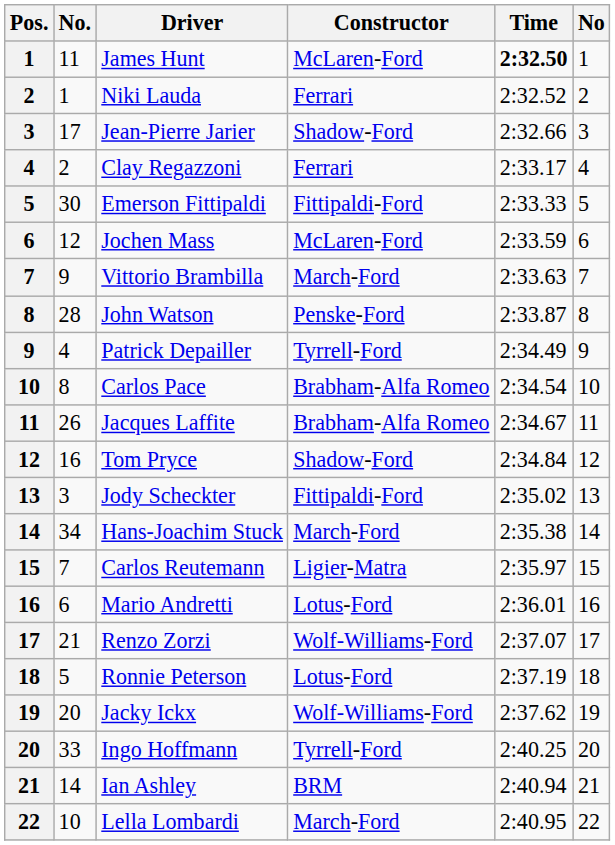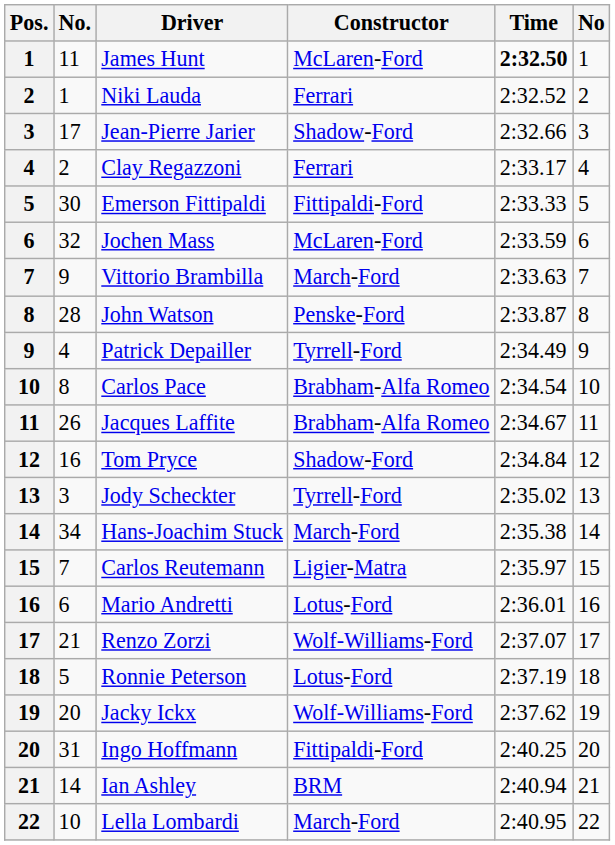(70, 240) 12 -> (70, 240) 32
(358, 495) Fittipaldi-Ford -> (347, 495) Tyrrell-Ford
(70, 749) 33 -> (70, 749) 31
(347, 749) Tyrrell-Ford -> (358, 749) Fittipaldi-Ford
